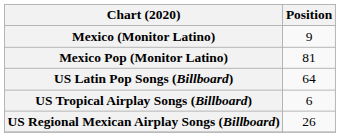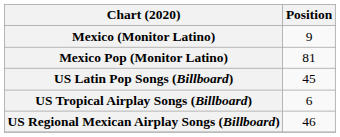(309, 79) 64 -> (309, 79) 45
(309, 121) 26 -> (309, 121) 46
